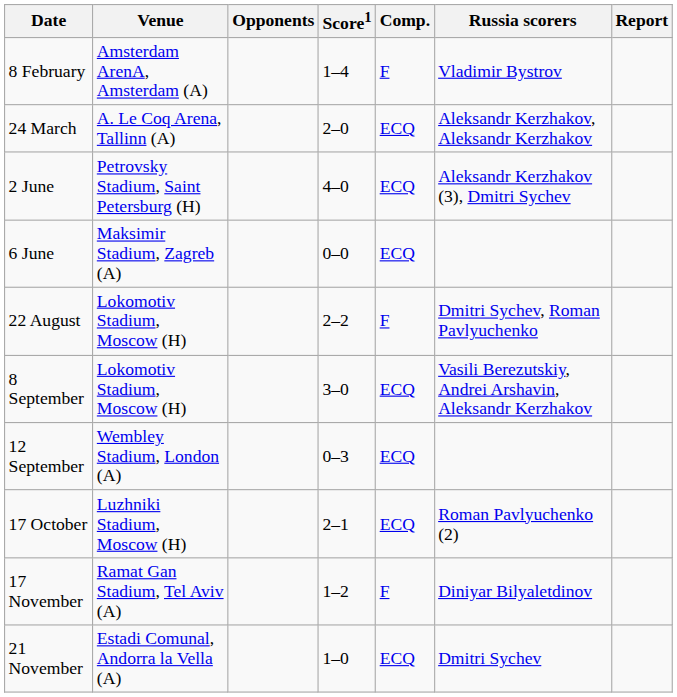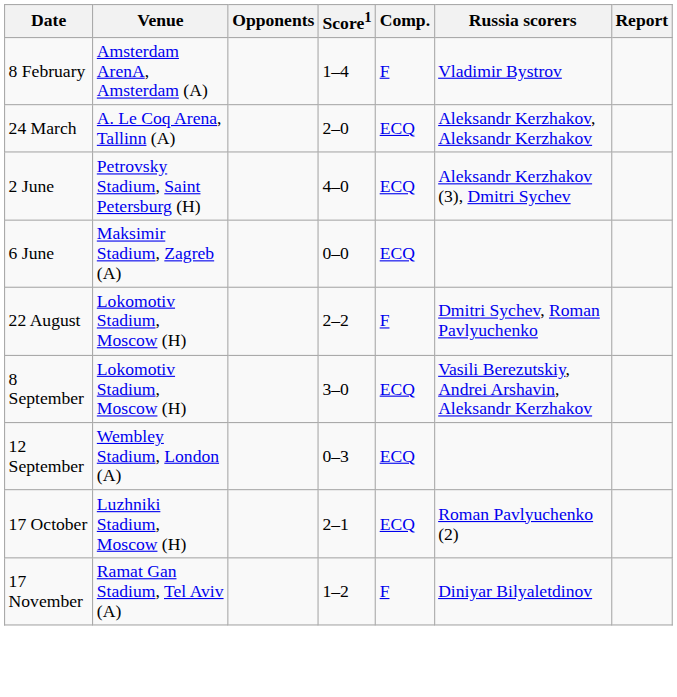- row: (46, 658)
